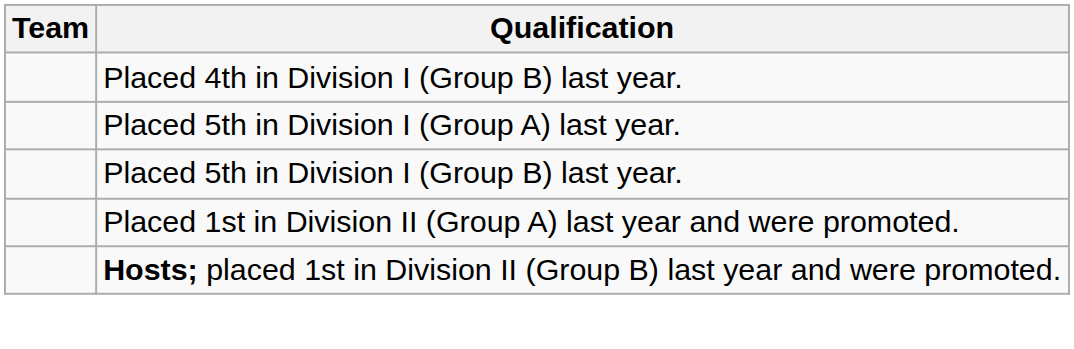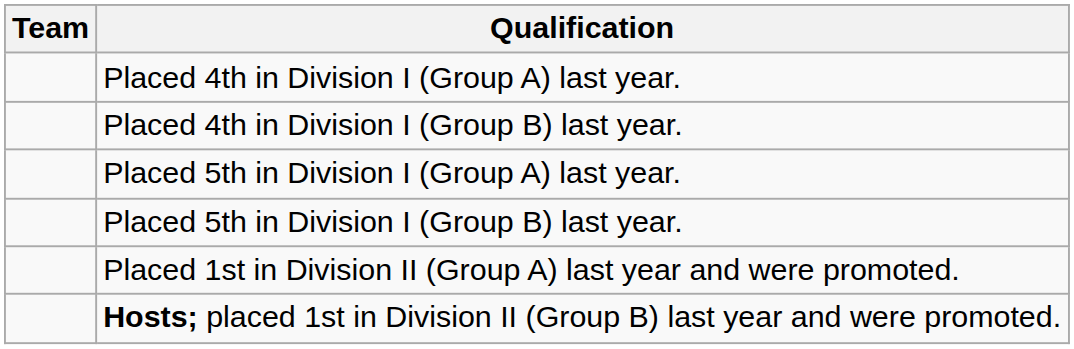+ row: (392, 76)
